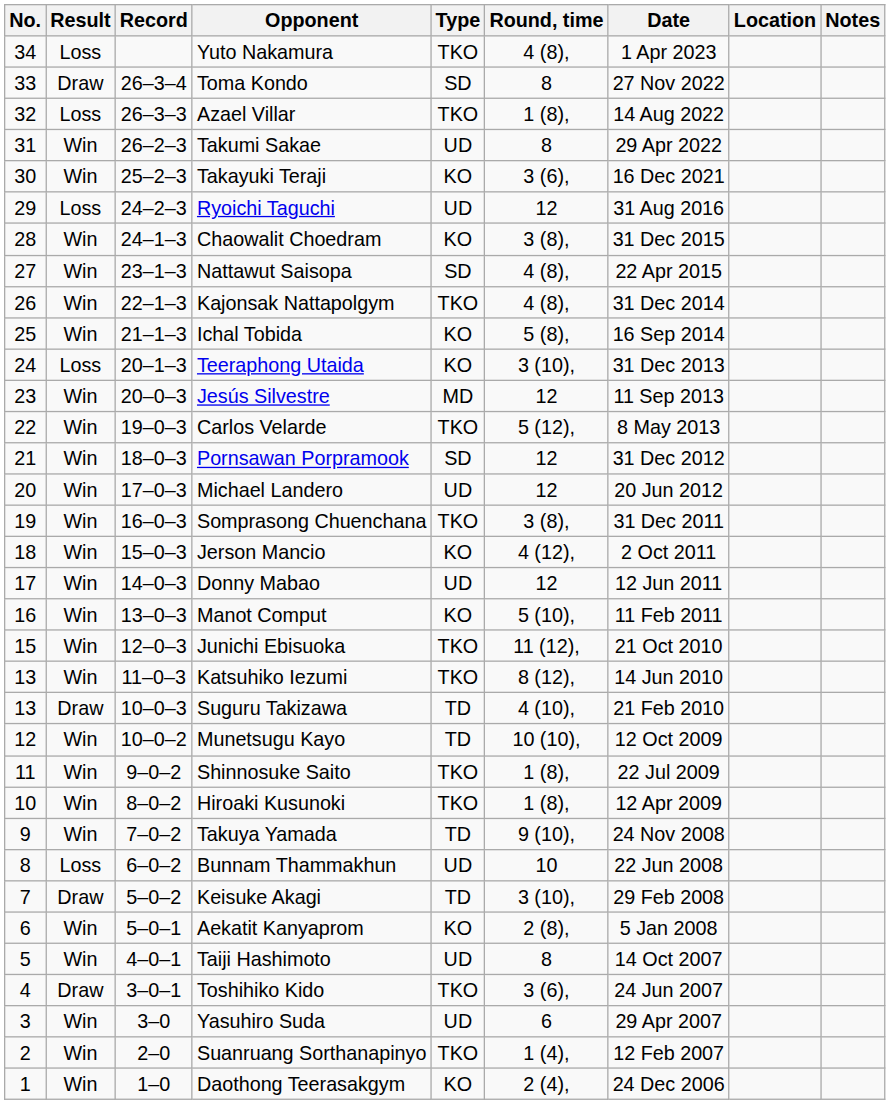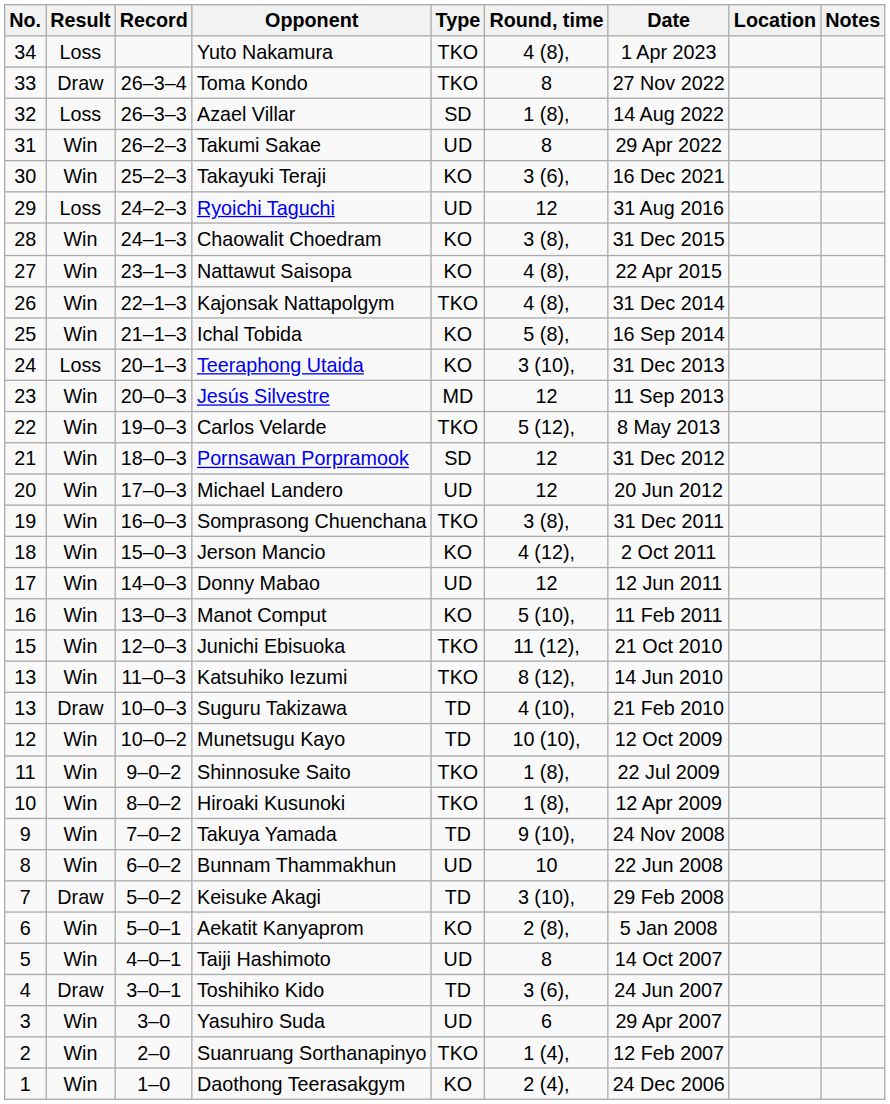(458, 83) SD -> (458, 83) TKO
(458, 114) TKO -> (458, 114) SD
(458, 271) SD -> (458, 271) KO
(80, 865) Loss -> (80, 865) Win
(458, 990) TKO -> (458, 990) TD
